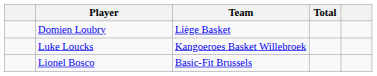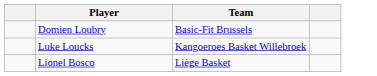- column: (325, 12)
(203, 29) Liège Basket -> (213, 29) Basic-Fit Brussels
(213, 63) Basic-Fit Brussels -> (203, 63) Liège Basket
